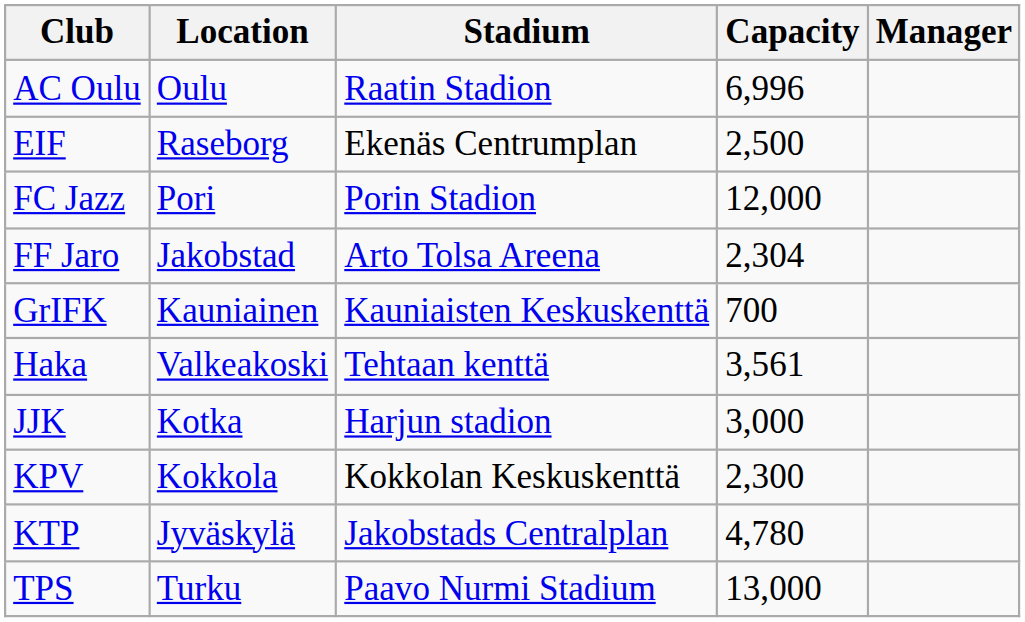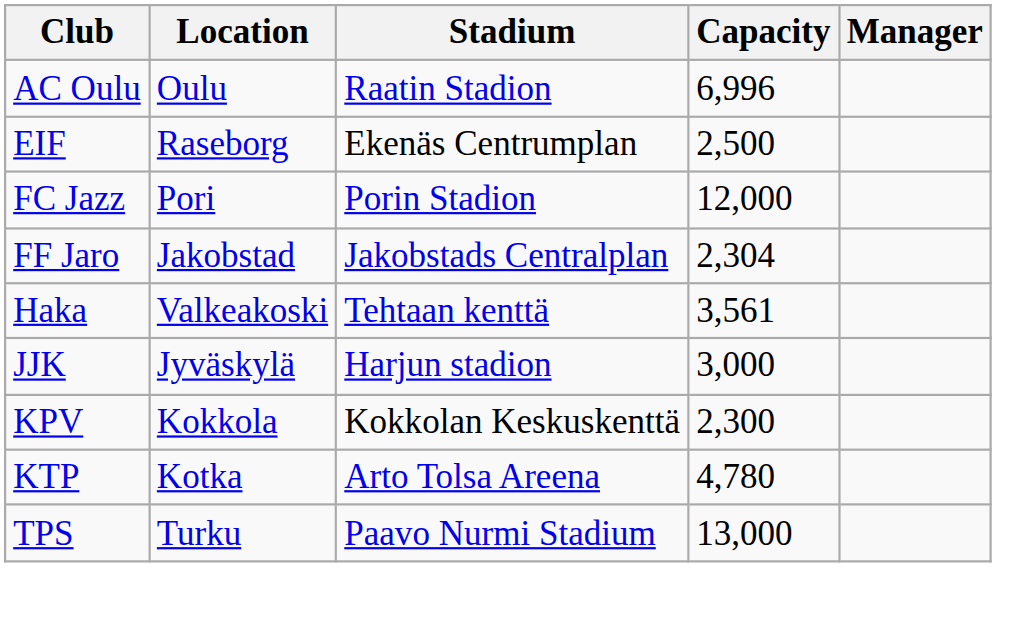(472, 254) Arto Tolsa Areena -> (506, 254) Jakobstads Centralplan
- row: (60, 310)
(200, 421) Kotka -> (226, 365) Jyväskylä
(226, 532) Jyväskylä -> (200, 476) Kotka
(506, 532) Jakobstads Centralplan -> (472, 476) Arto Tolsa Areena
